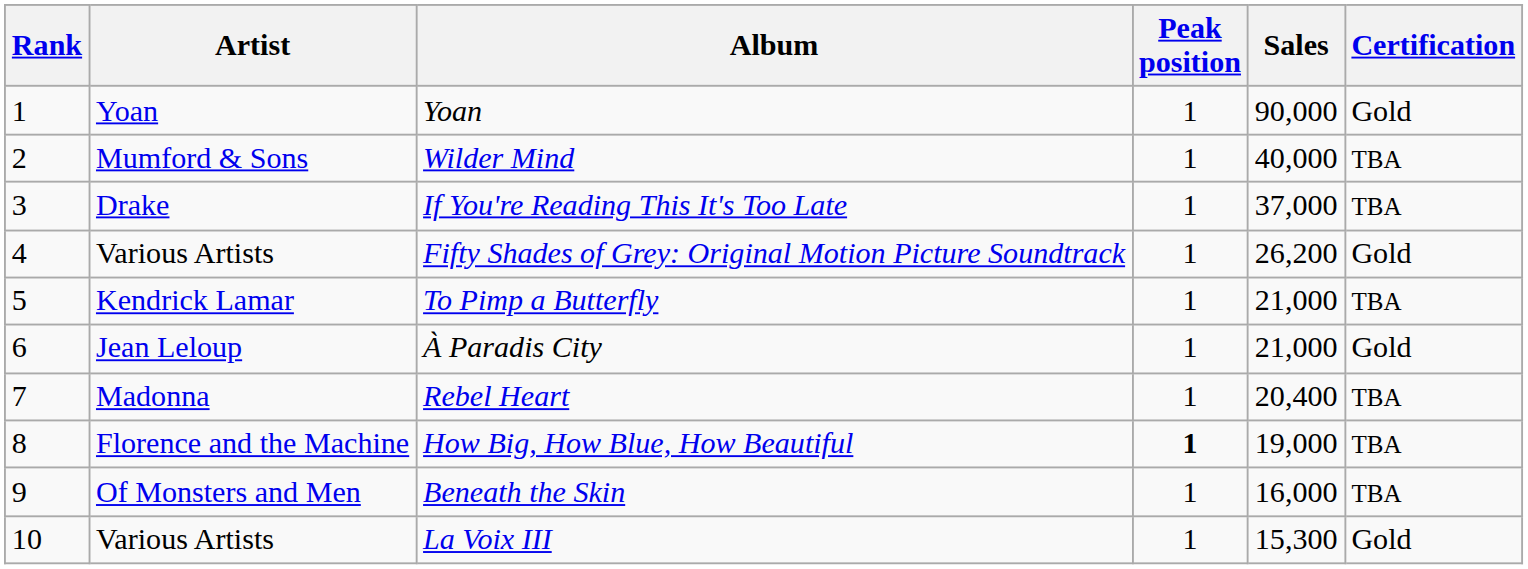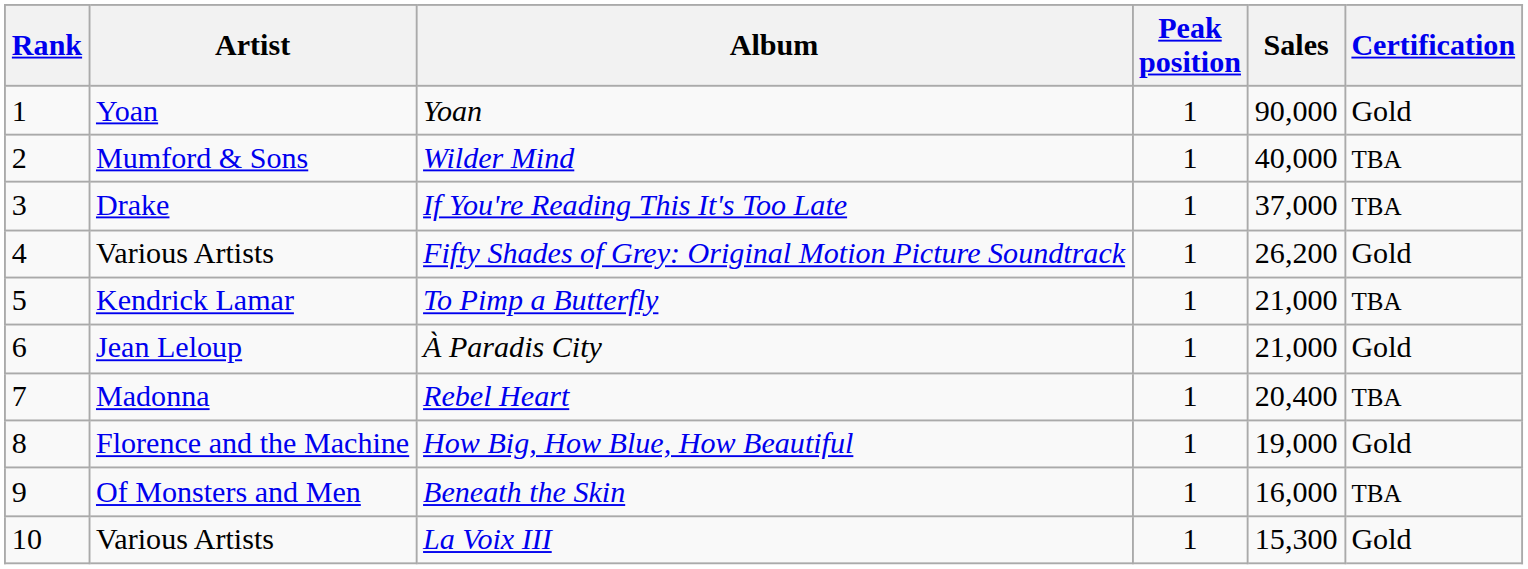(1190, 443) bold -> (1190, 443) normal
(1376, 443) TBA -> (1381, 443) Gold
